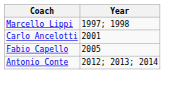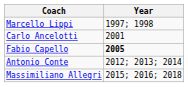(91, 50) normal -> (115, 50) bold
+ row: (54, 75)
